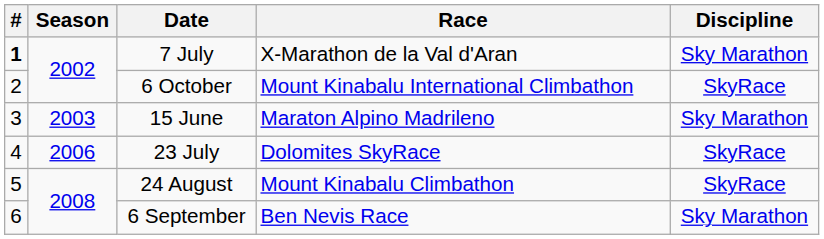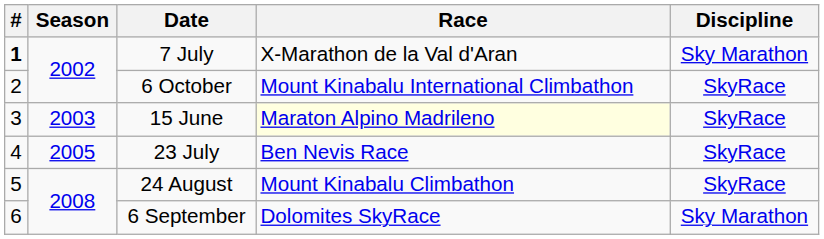(377, 119) no background -> (377, 119) lightyellow background
(744, 119) Sky Marathon -> (744, 119) SkyRace
(72, 151) 2006 -> (72, 151) 2005
(351, 151) Dolomites SkyRace -> (334, 151) Ben Nevis Race
(334, 217) Ben Nevis Race -> (351, 217) Dolomites SkyRace
